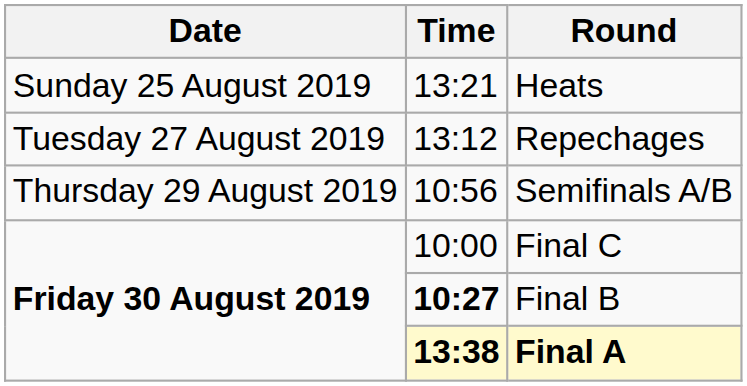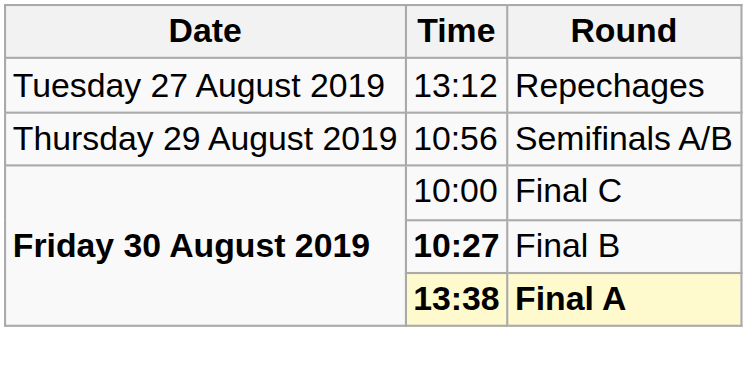- row: (559, 84)
